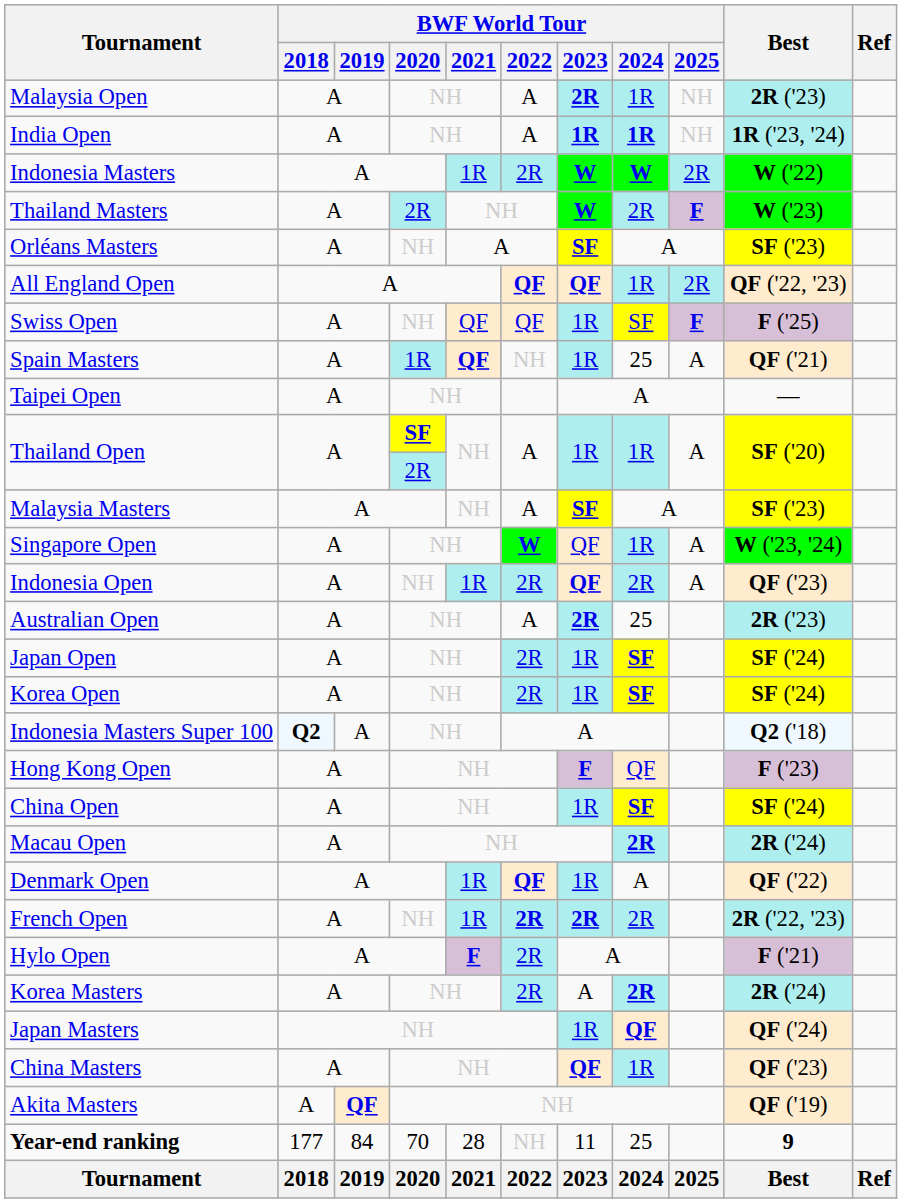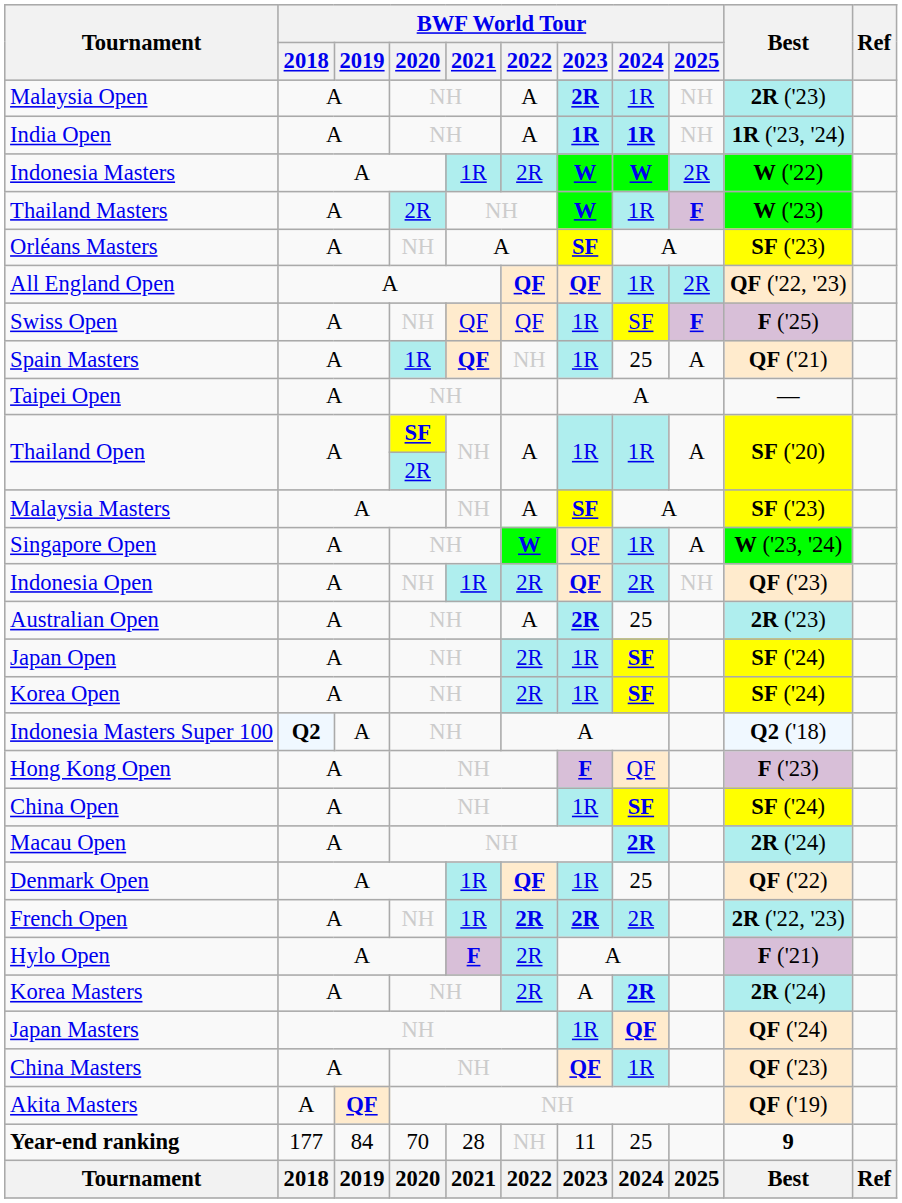(641, 209) 2R -> (641, 209) 1R
(697, 582) A -> (697, 582) NH
(641, 881) A -> (641, 881) 25
